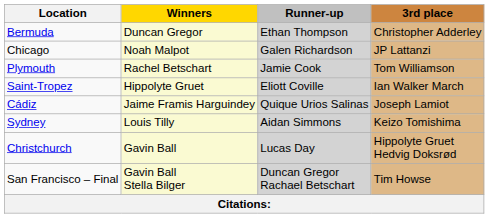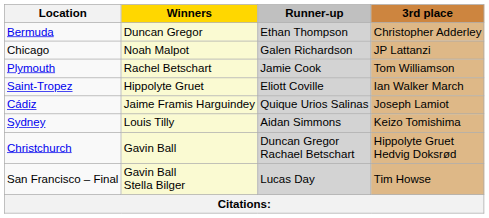(288, 148) Lucas Day -> (307, 148) Duncan Gregor Rachael Betschart
(307, 179) Duncan Gregor Rachael Betschart -> (288, 179) Lucas Day
